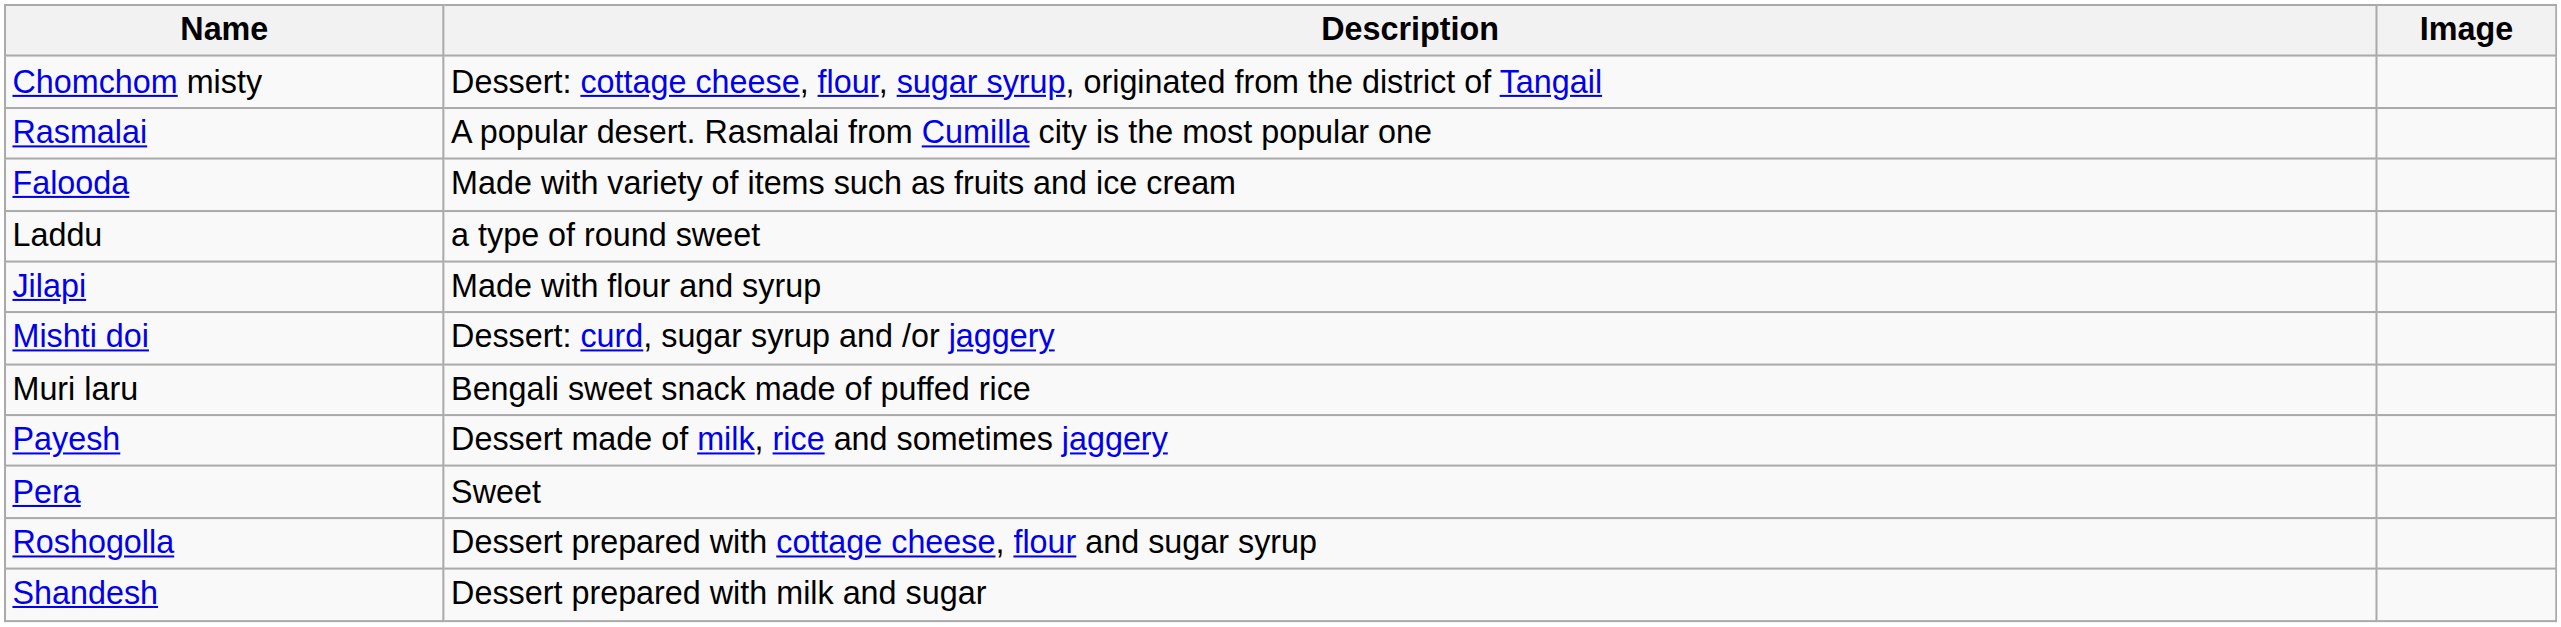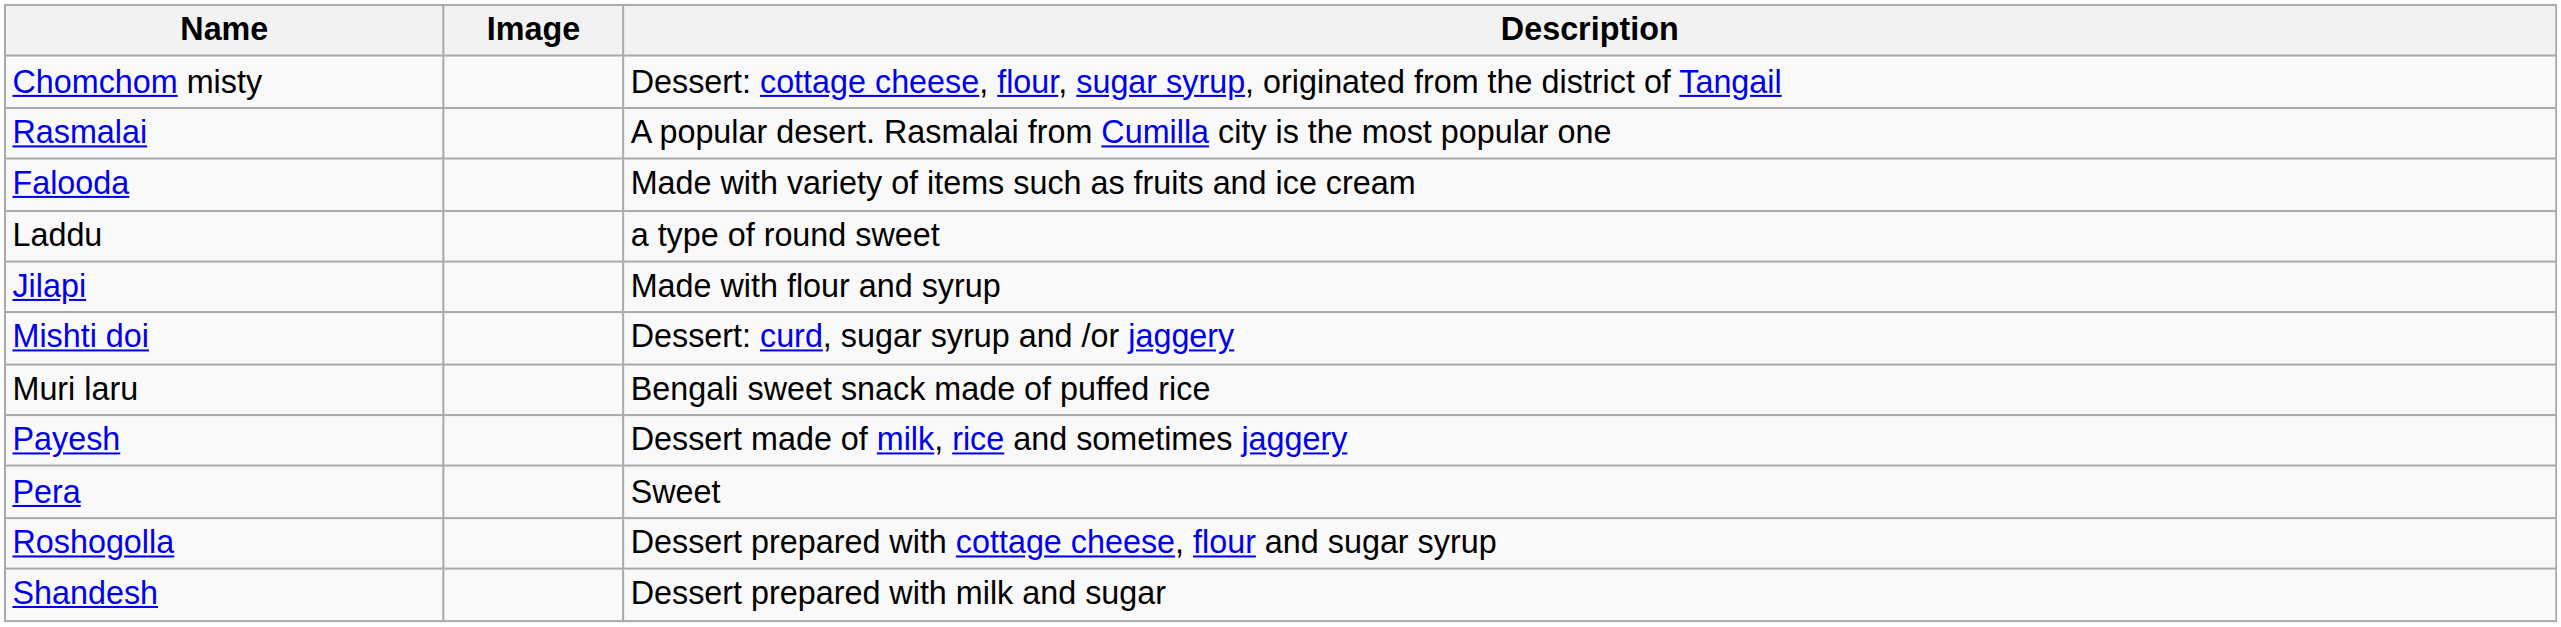columns swapped: (2466, 30) <-> (1410, 30)
